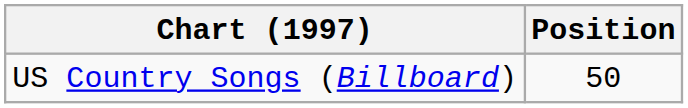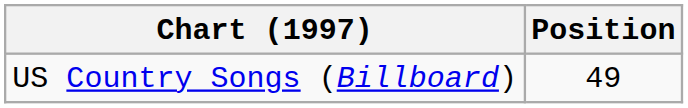(603, 79) 50 -> (603, 79) 49
